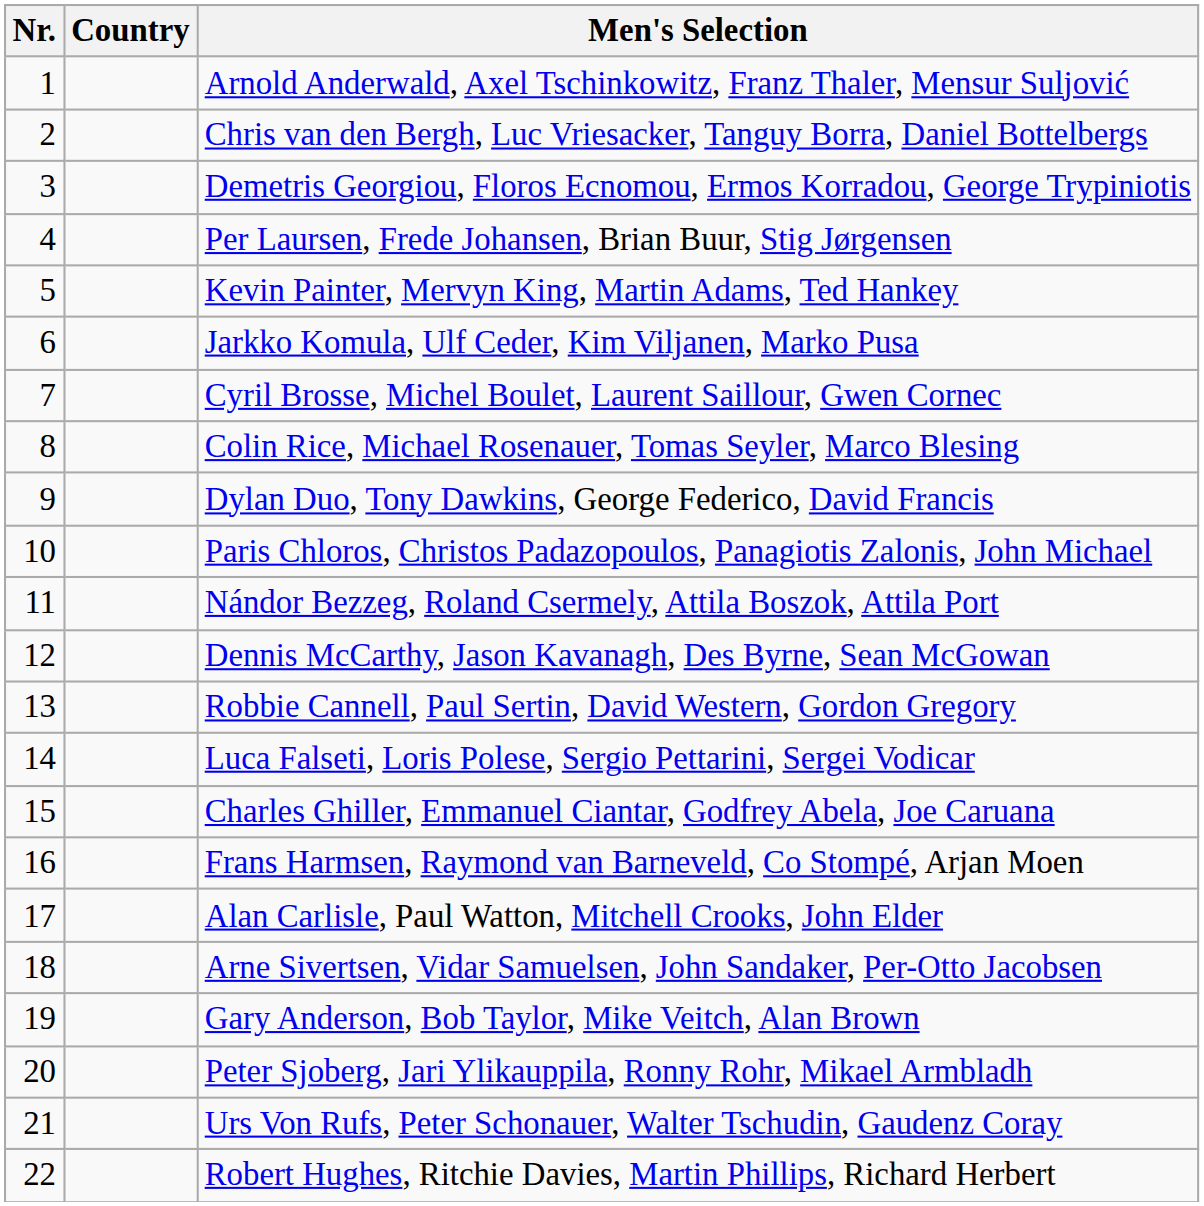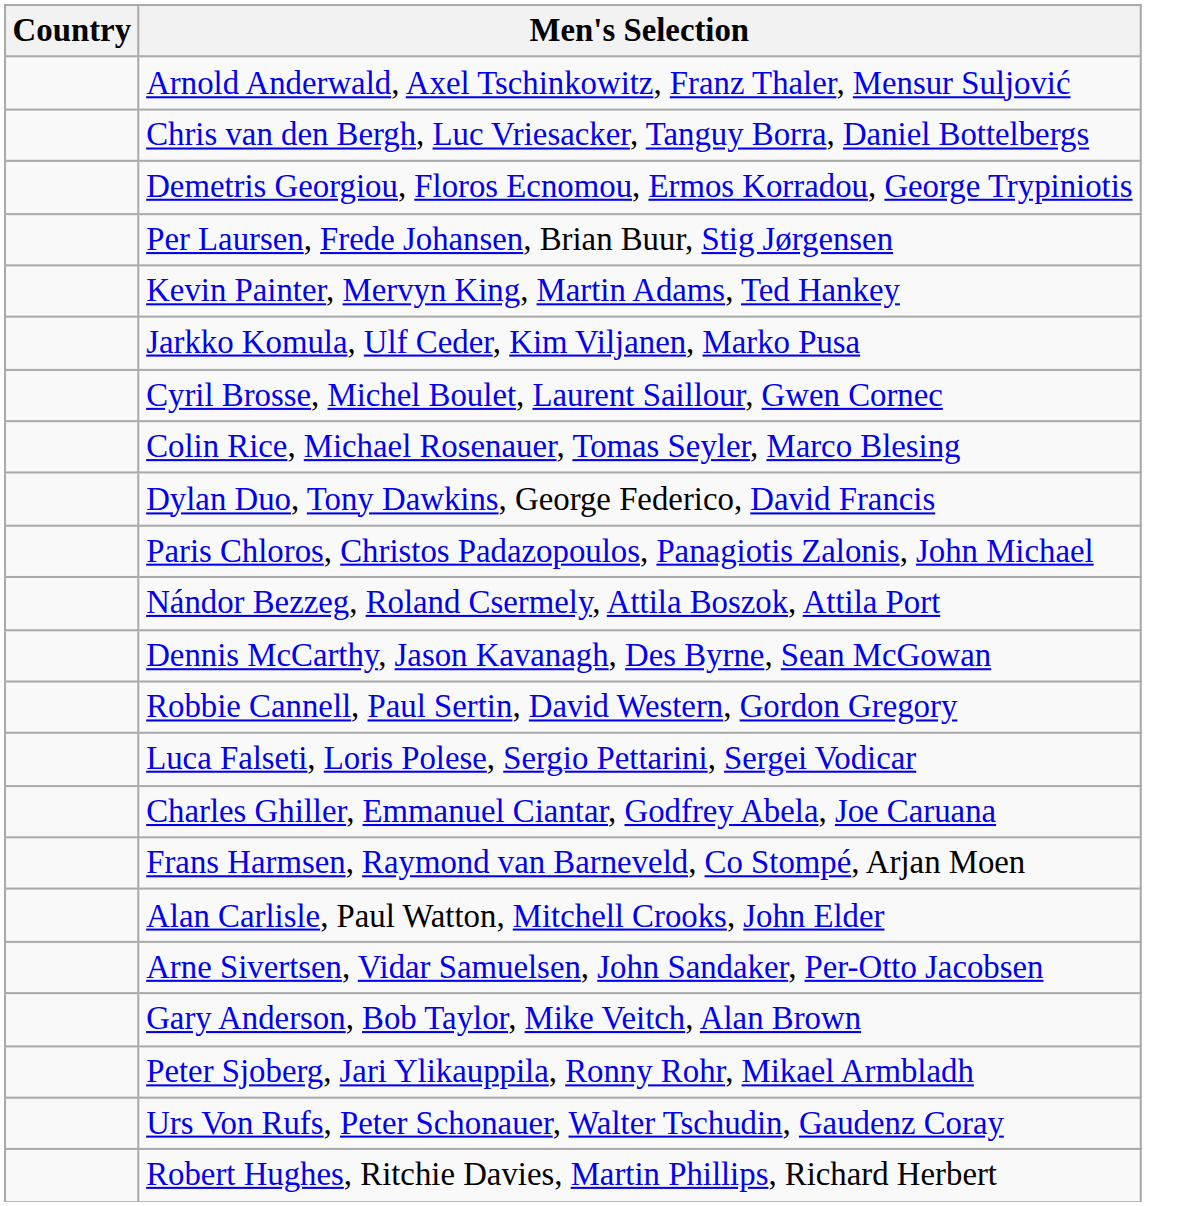- column: (34, 30)
